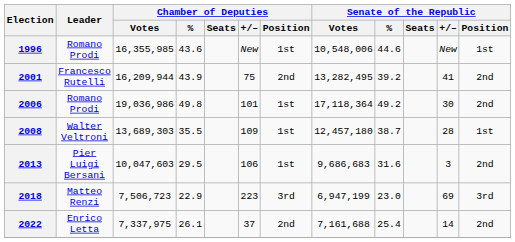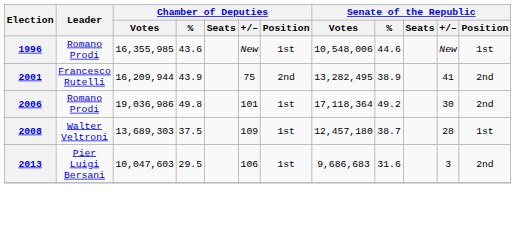(389, 77) 39.2 -> (389, 77) 38.9
(190, 131) 35.5 -> (190, 131) 37.5
- row: (30, 197)
- row: (30, 224)
